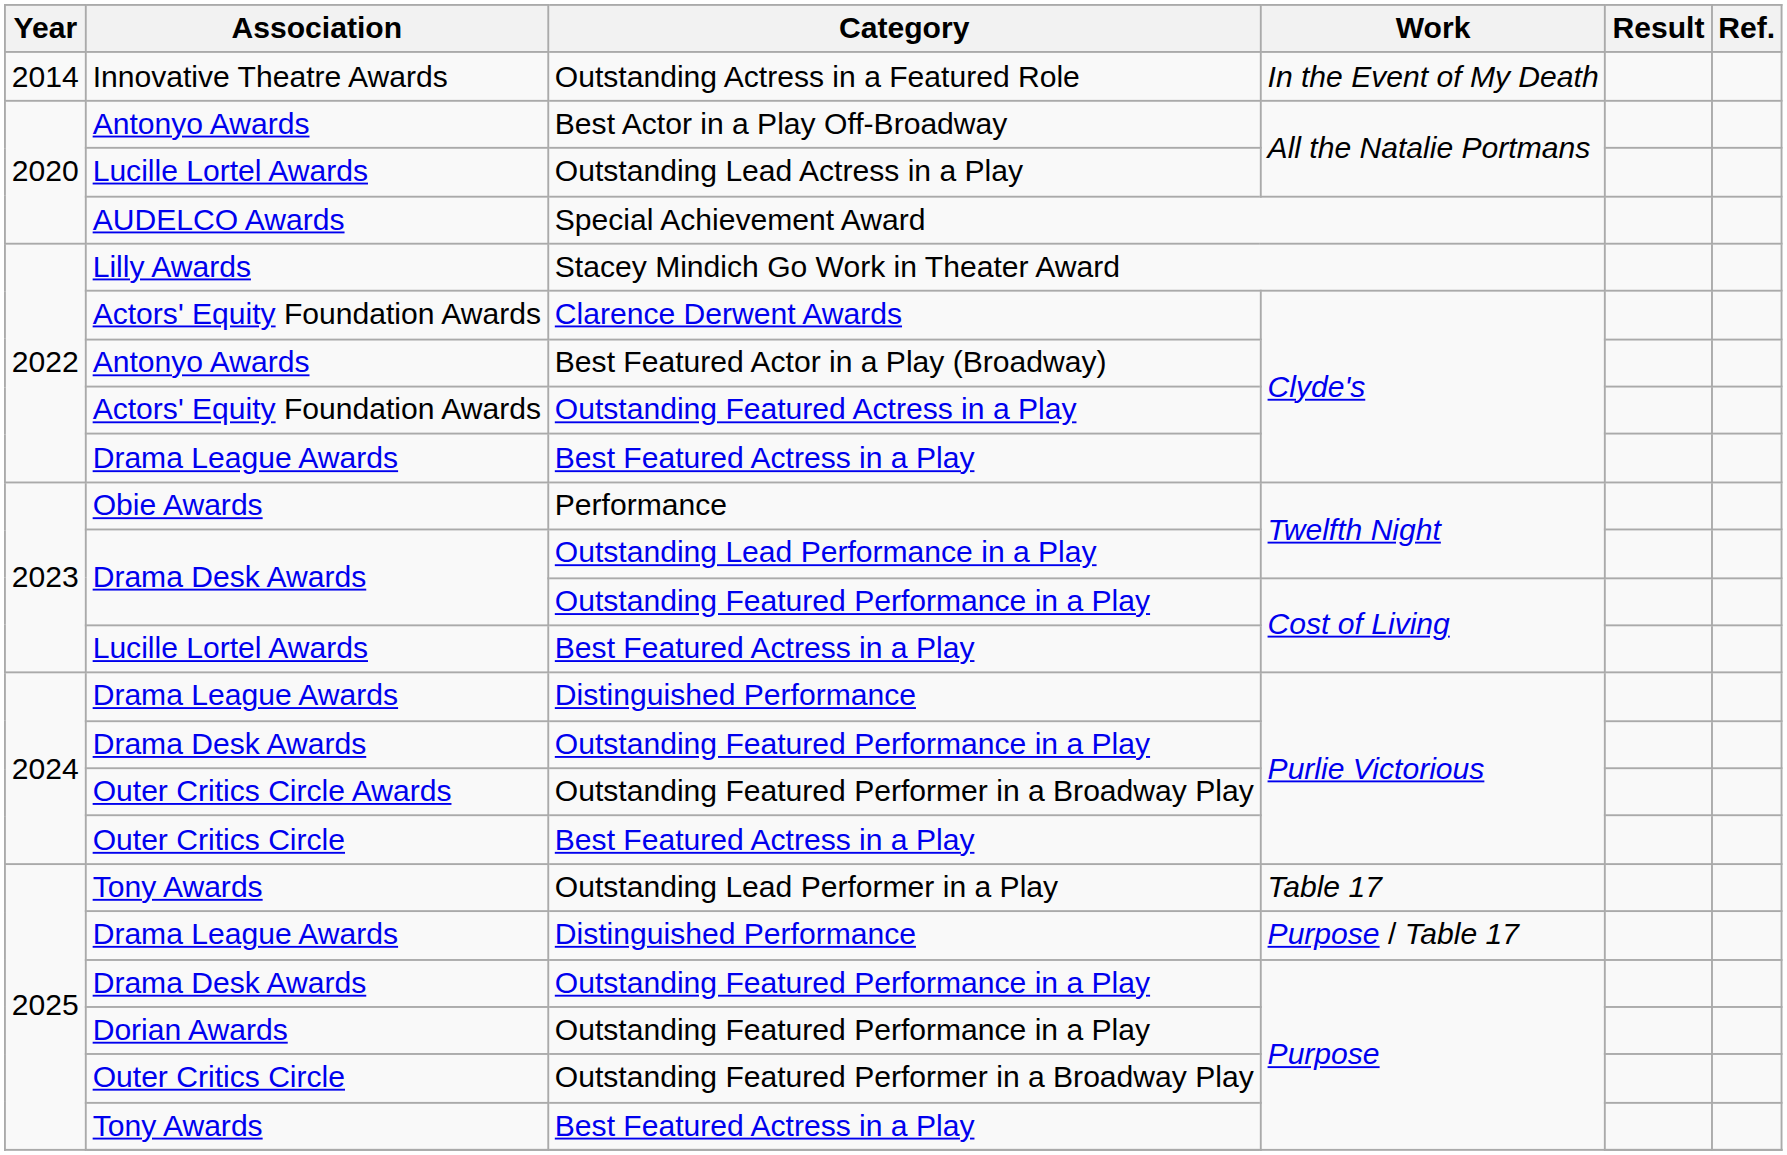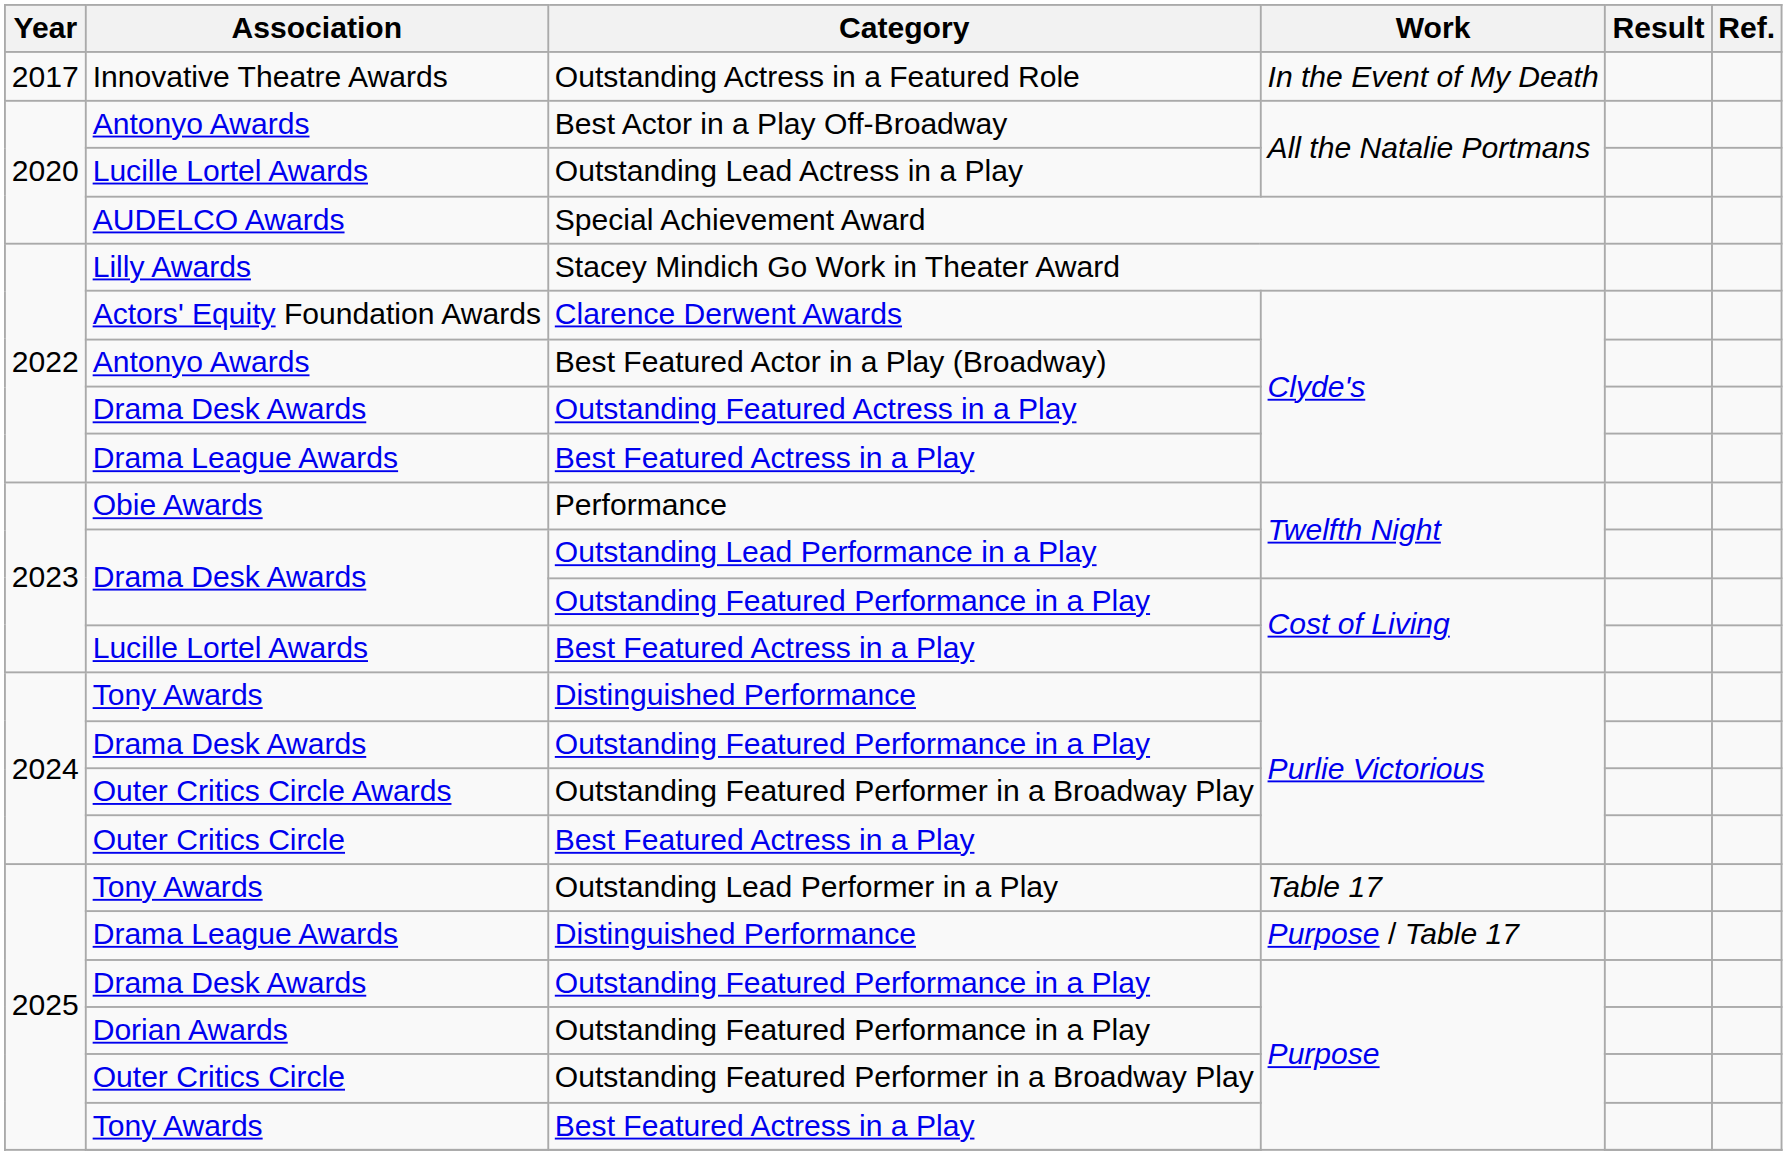(45, 76) 2014 -> (45, 76) 2017
(317, 409) Actors' Equity Foundation Awards -> (229, 409) Drama Desk Awards
(245, 696) Drama League Awards -> (178, 696) Tony Awards
